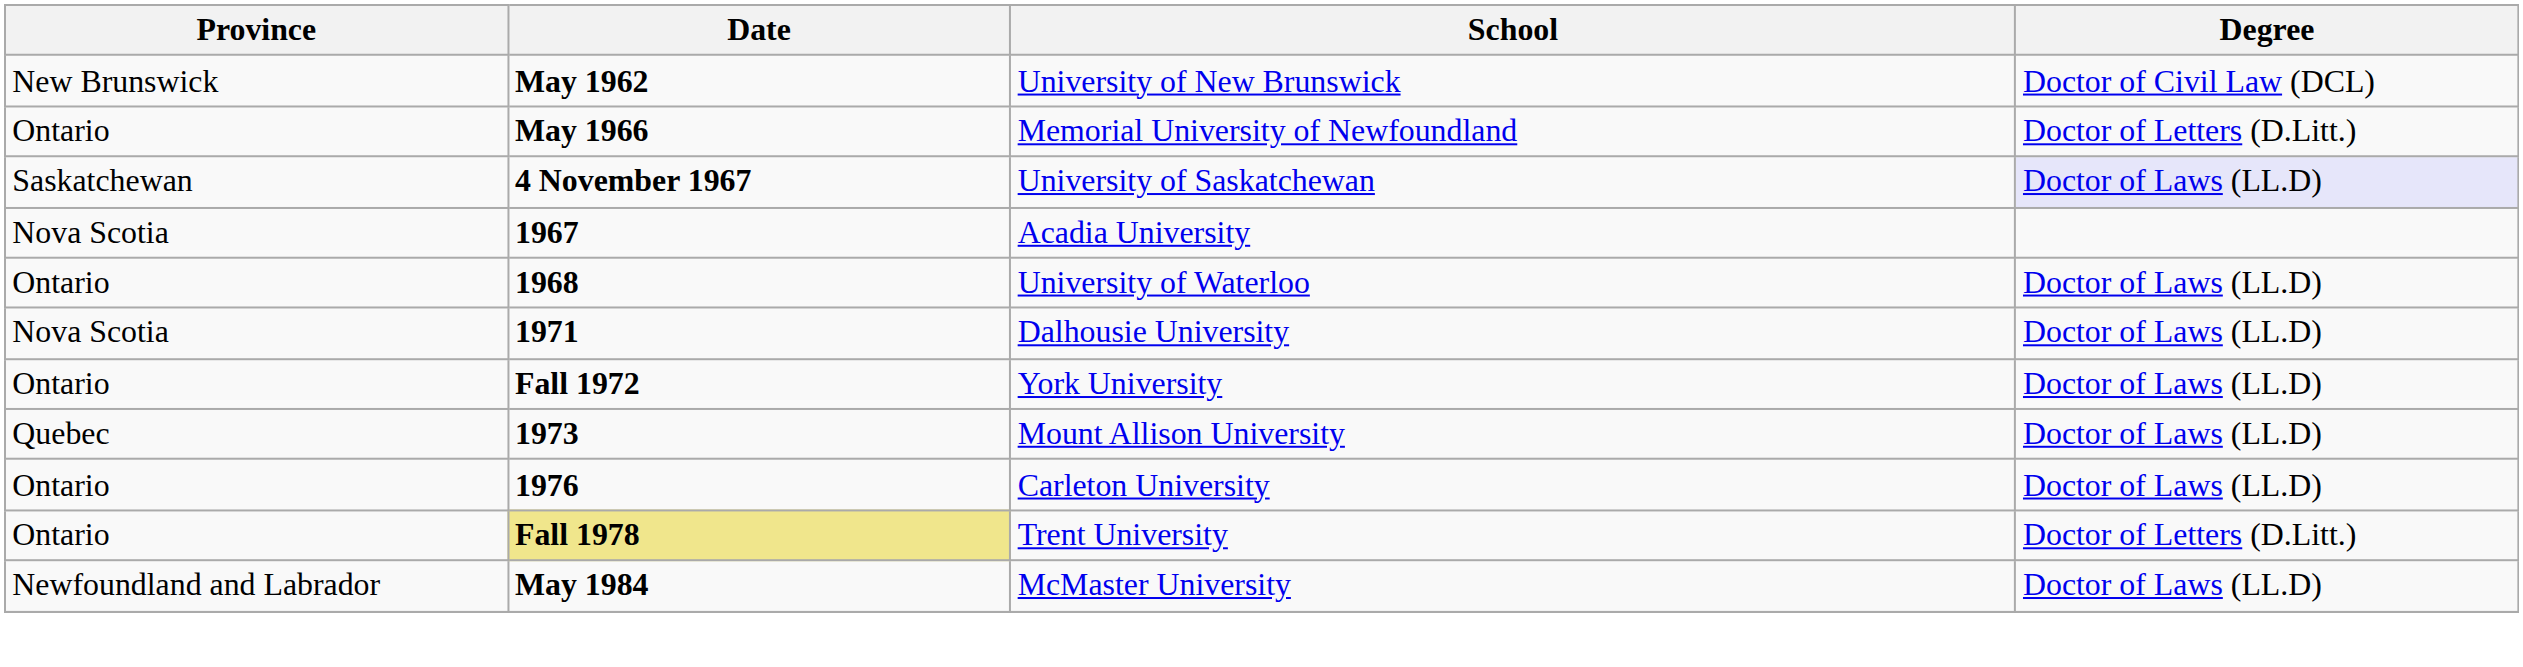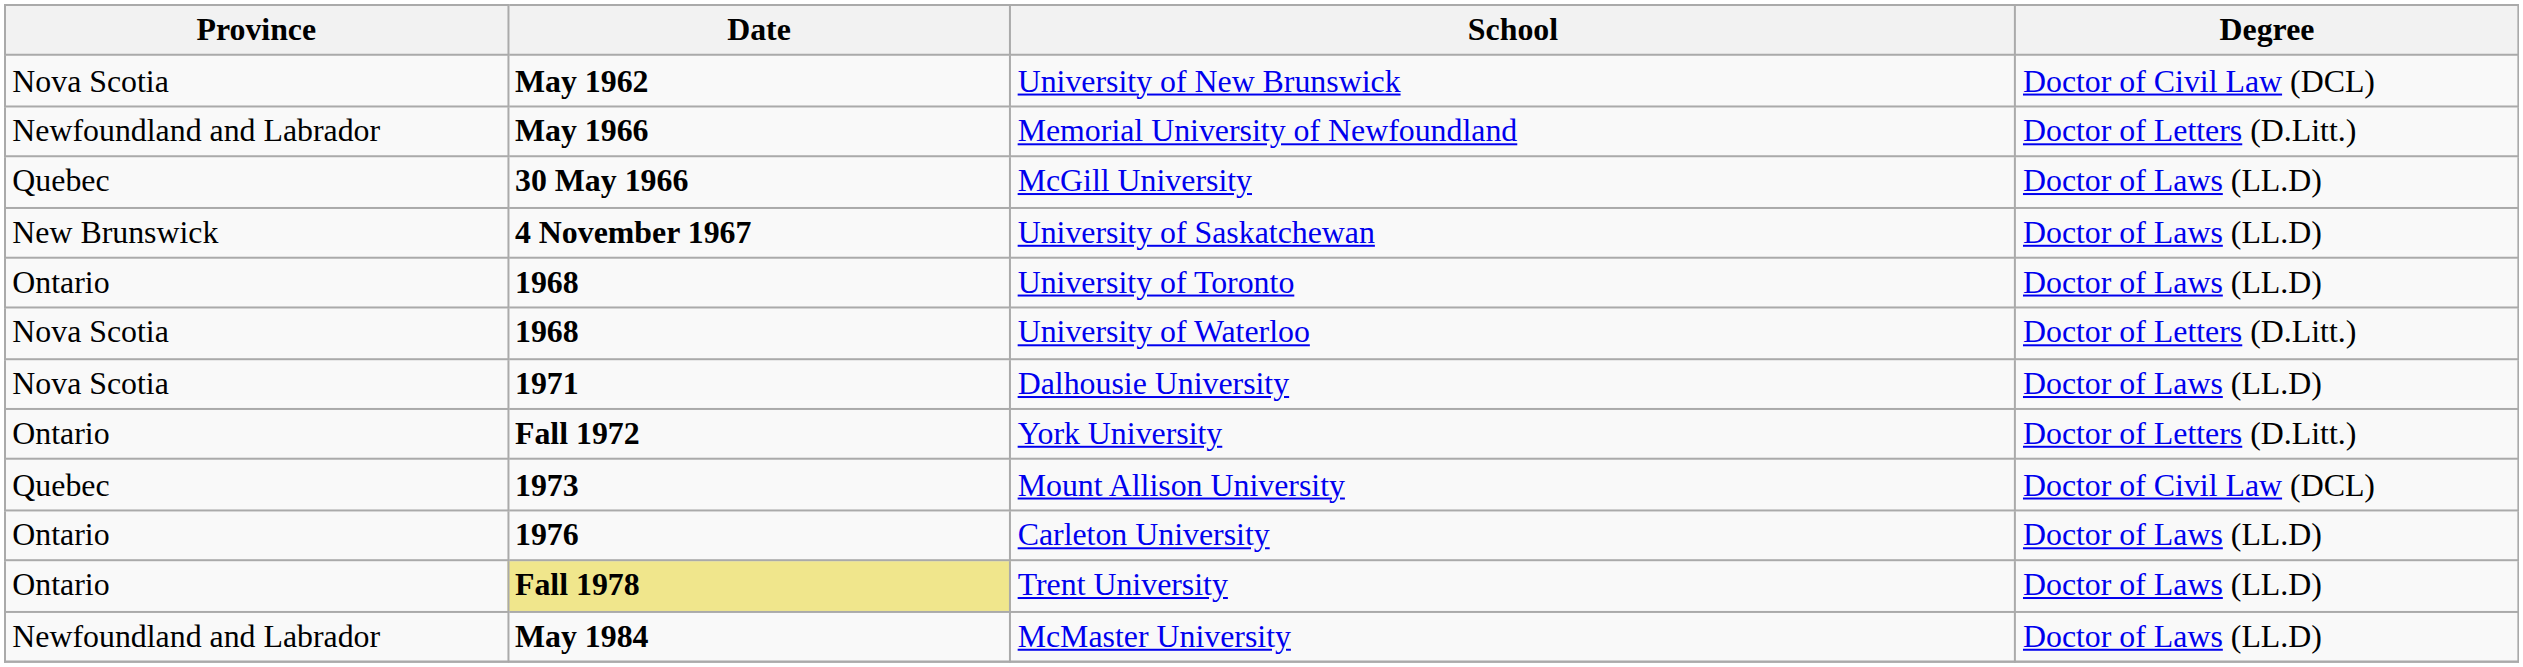(115, 80) New Brunswick -> (91, 80) Nova Scotia
(61, 130) Ontario -> (196, 130) Newfoundland and Labrador
+ row: (1135, 181)
(103, 181) Saskatchewan -> (115, 231) New Brunswick
(2172, 181) lavender background -> (2172, 231) no background
- row: (1134, 231)
+ row: (1156, 282)
(61, 282) Ontario -> (91, 332) Nova Scotia
(2172, 282) Doctor of Laws (LL.D) -> (2190, 332) Doctor of Letters (D.Litt.)
(2172, 383) Doctor of Laws (LL.D) -> (2190, 433) Doctor of Letters (D.Litt.)
(2172, 433) Doctor of Laws (LL.D) -> (2199, 484) Doctor of Civil Law (DCL)
(2190, 534) Doctor of Letters (D.Litt.) -> (2172, 585) Doctor of Laws (LL.D)
